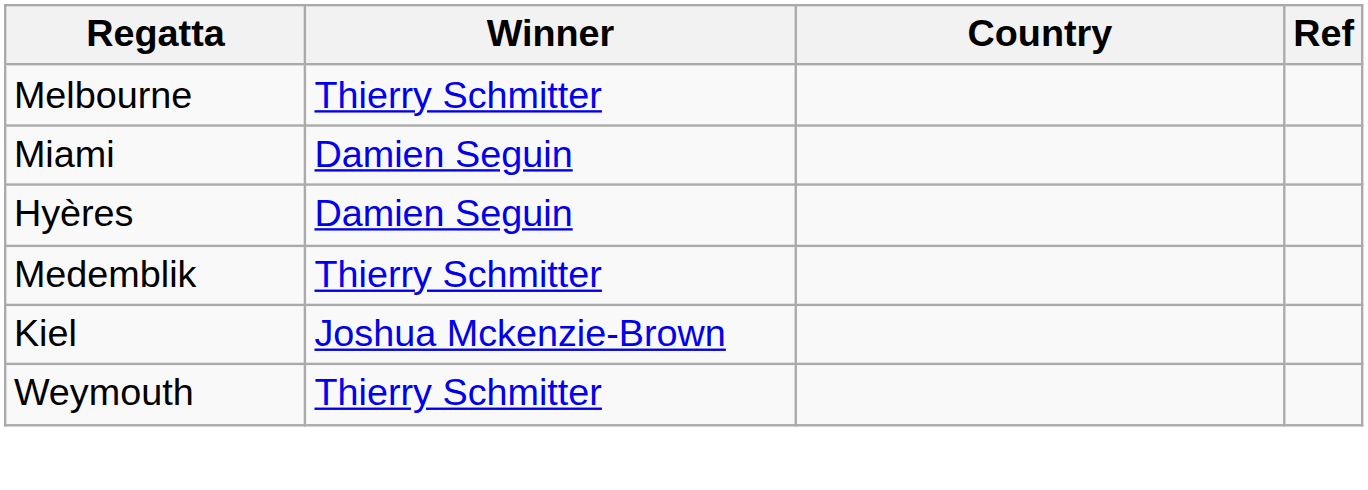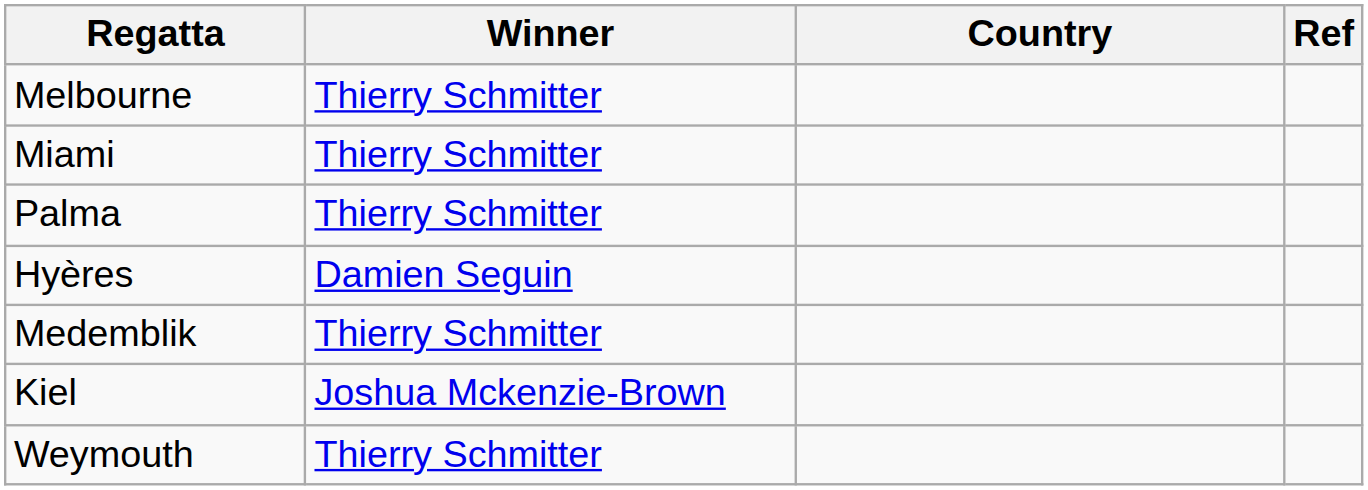(444, 154) Damien Seguin -> (458, 154) Thierry Schmitter
+ row: (67, 214)
